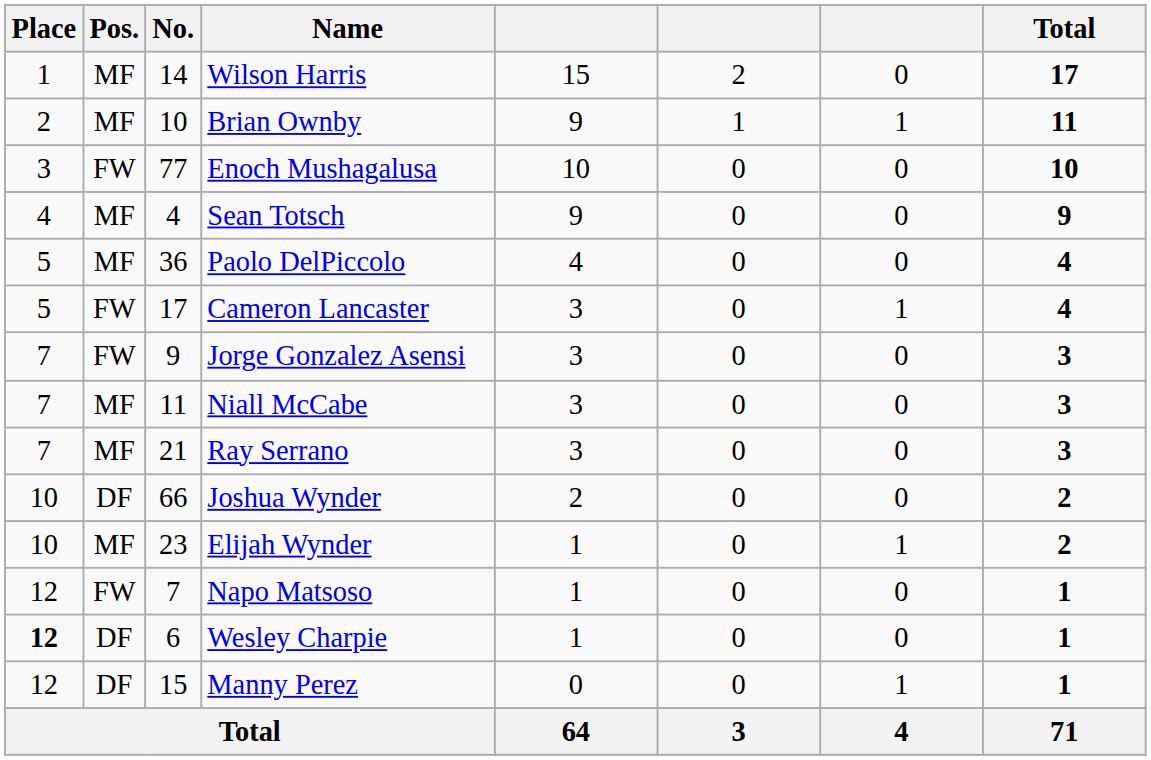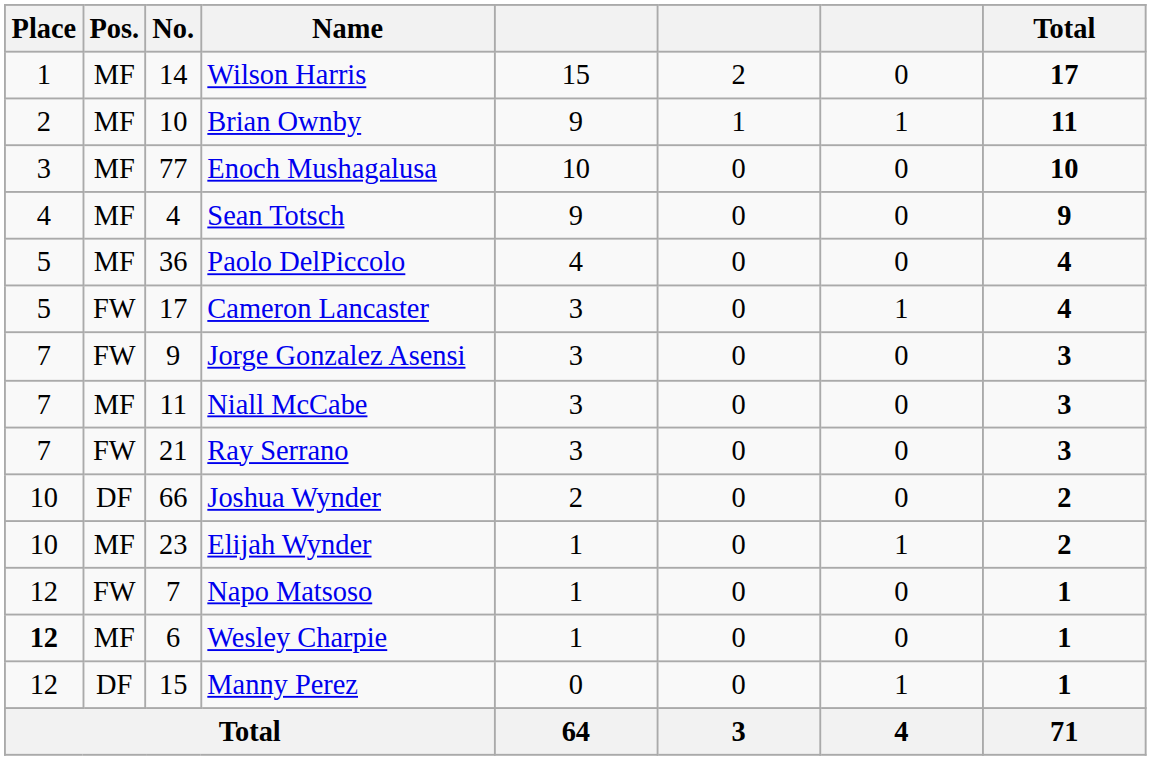(114, 168) FW -> (114, 168) MF
(114, 449) MF -> (114, 449) FW
(114, 637) DF -> (114, 637) MF
